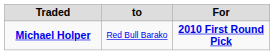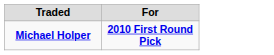- column: (137, 12)
